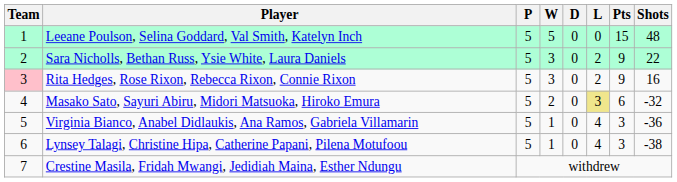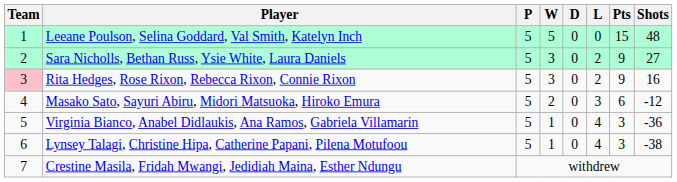(653, 58) 22 -> (653, 58) 27
(598, 101) khaki background -> (598, 101) no background
(653, 101) -32 -> (653, 101) -12
